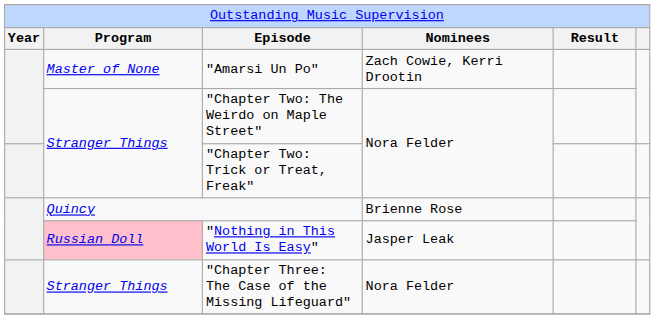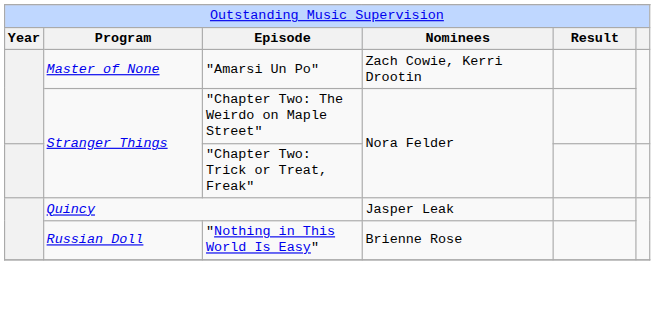(414, 209) Brienne Rose -> (410, 209) Jasper Leak
(95, 240) pink background -> (95, 240) no background
(410, 240) Jasper Leak -> (414, 240) Brienne Rose
- row: (279, 286)
